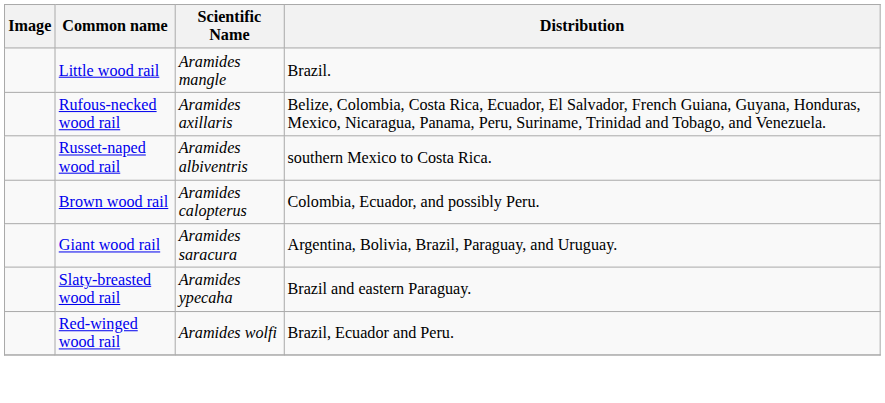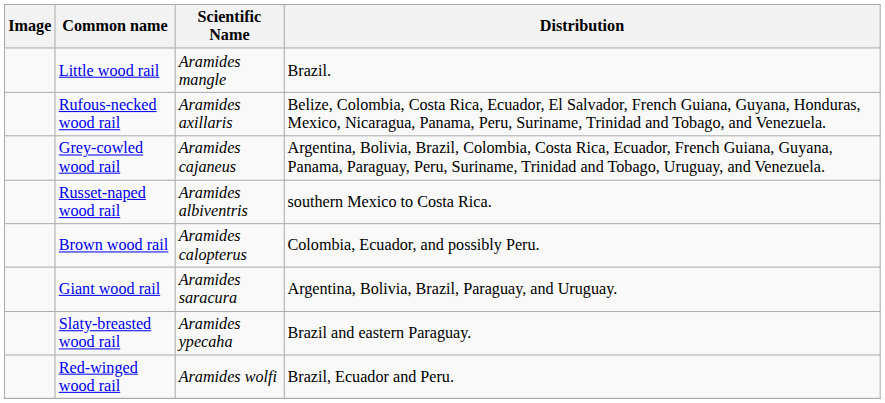+ row: (101, 157)
